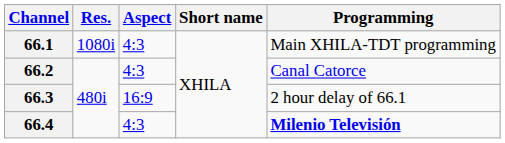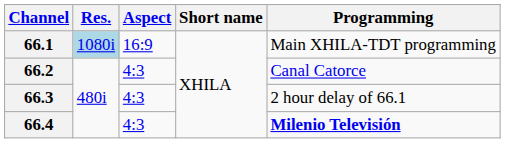(96, 44) no background -> (96, 44) lightblue background
(134, 44) 4:3 -> (138, 44) 16:9
(138, 97) 16:9 -> (134, 97) 4:3
